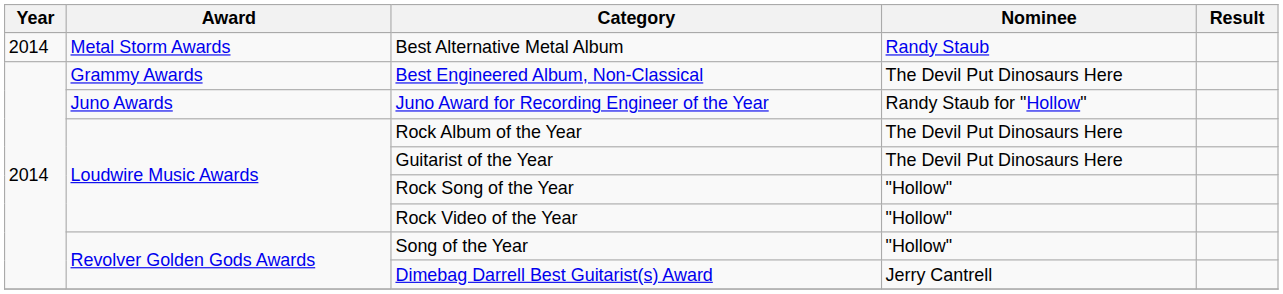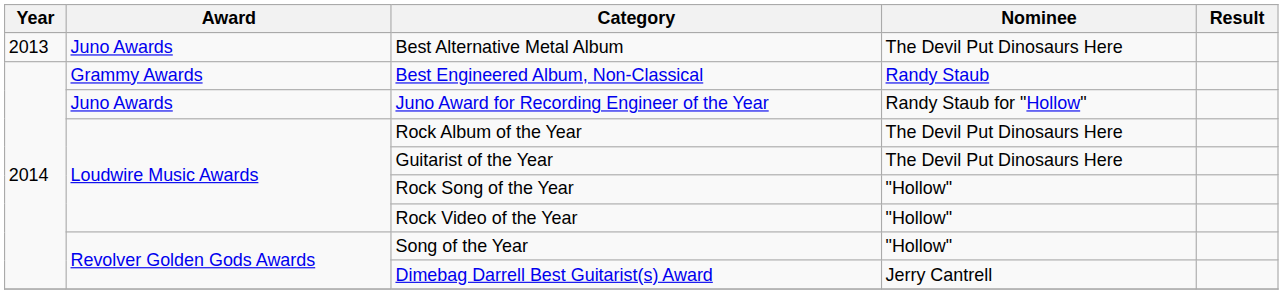(29, 47) 2014 -> (29, 47) 2013
(151, 47) Metal Storm Awards -> (122, 47) Juno Awards
(937, 47) Randy Staub -> (1004, 47) The Devil Put Dinosaurs Here
(1004, 75) The Devil Put Dinosaurs Here -> (937, 75) Randy Staub
